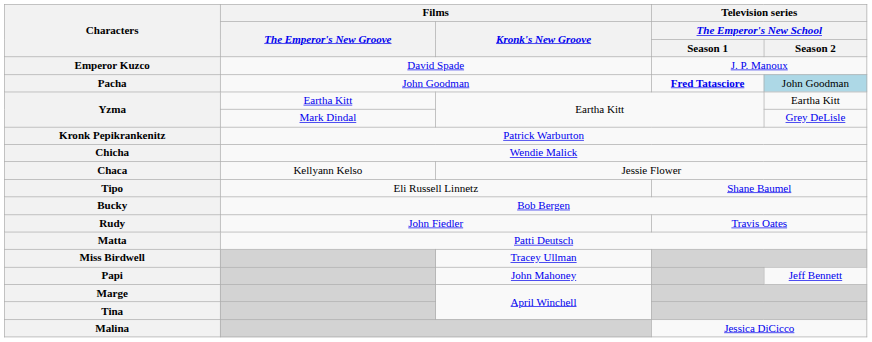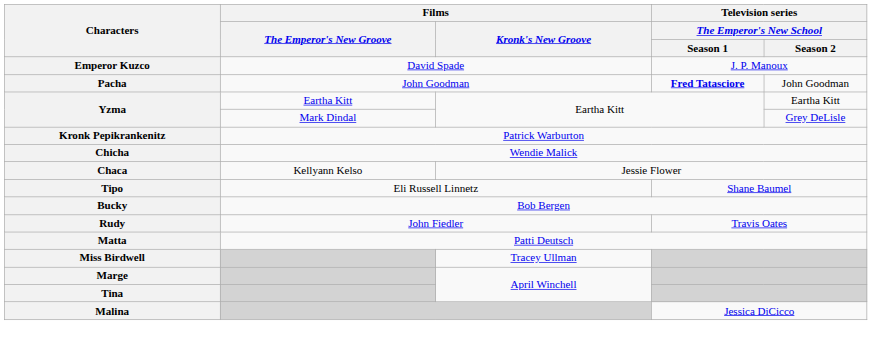(815, 83) lightblue background -> (815, 83) no background
- row: (112, 275)
